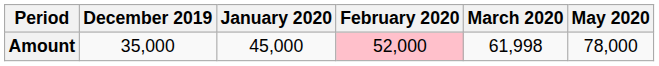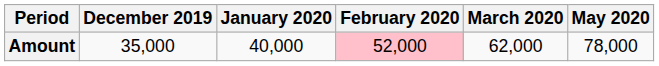(276, 46) 45,000 -> (276, 46) 40,000
(516, 46) 61,998 -> (516, 46) 62,000
